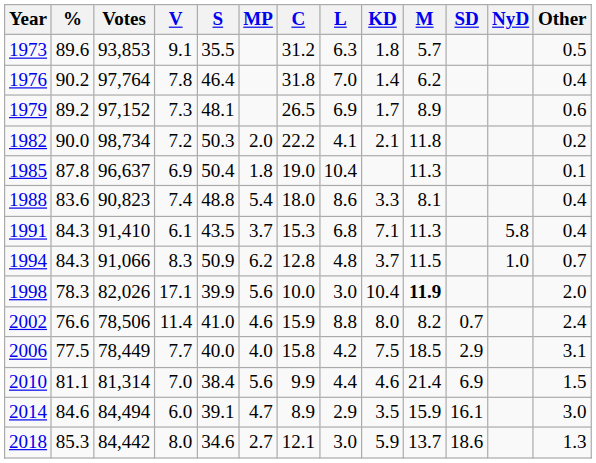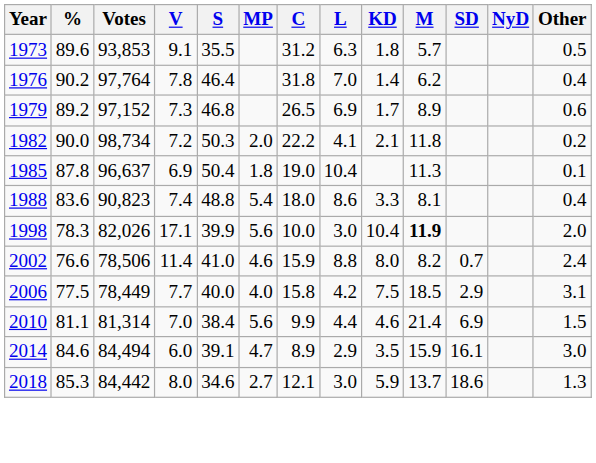(218, 110) 48.1 -> (218, 110) 46.8
- row: (28, 230)
- row: (28, 261)
